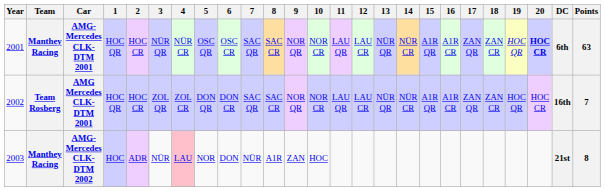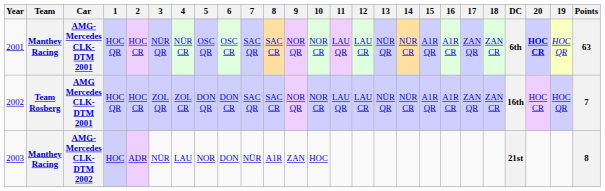columns swapped: (517, 12) <-> (562, 12)
(183, 159) pink background -> (183, 159) no background
